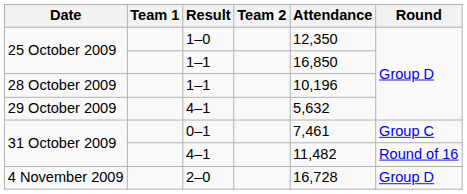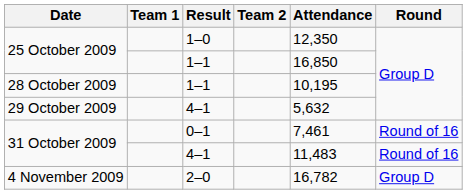(315, 85) 10,196 -> (315, 85) 10,195
(407, 131) Group C -> (419, 131) Round of 16
(315, 154) 11,482 -> (315, 154) 11,483
(315, 177) 16,728 -> (315, 177) 16,782
